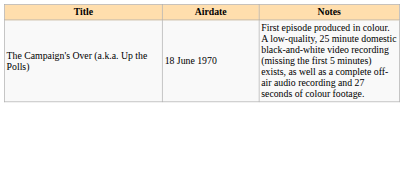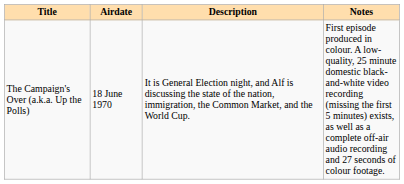+ column: (233, 12)
